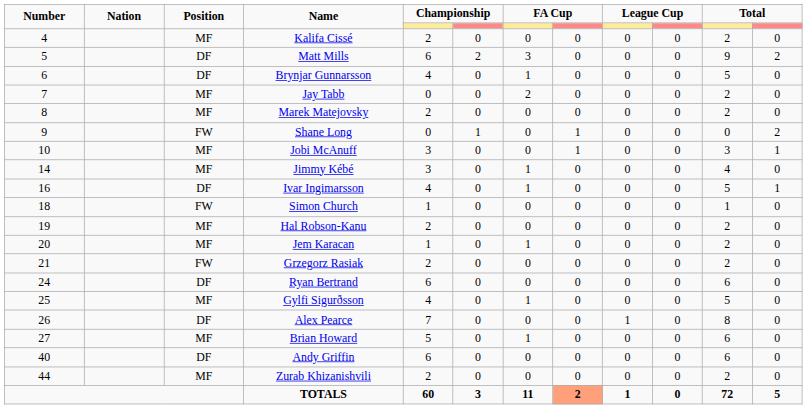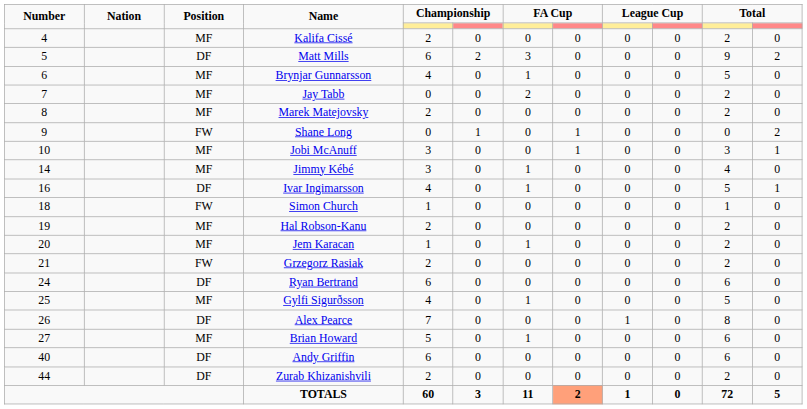(204, 75) DF -> (204, 75) MF
(204, 376) MF -> (204, 376) DF
